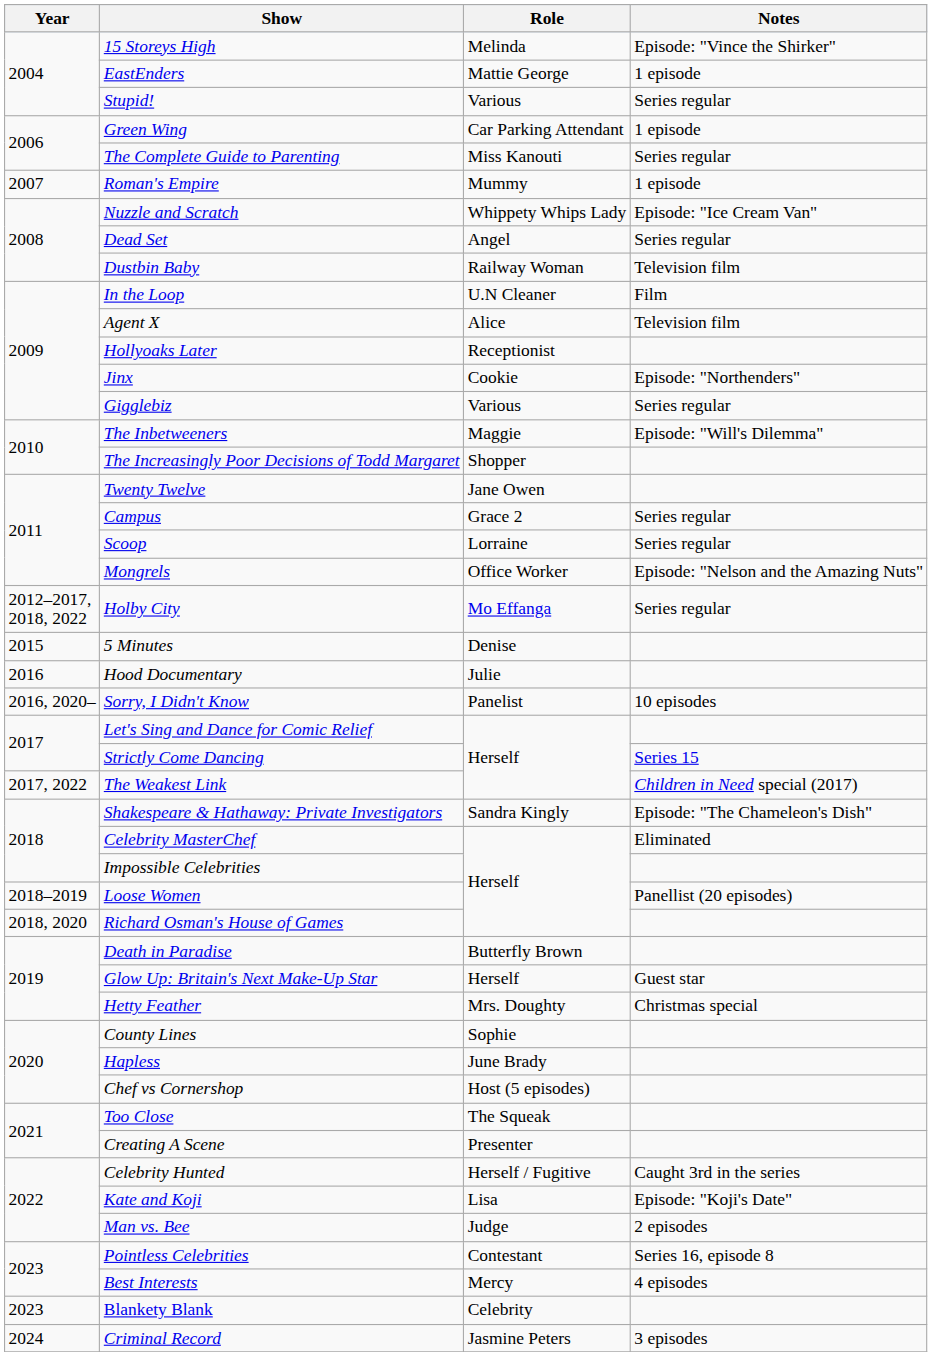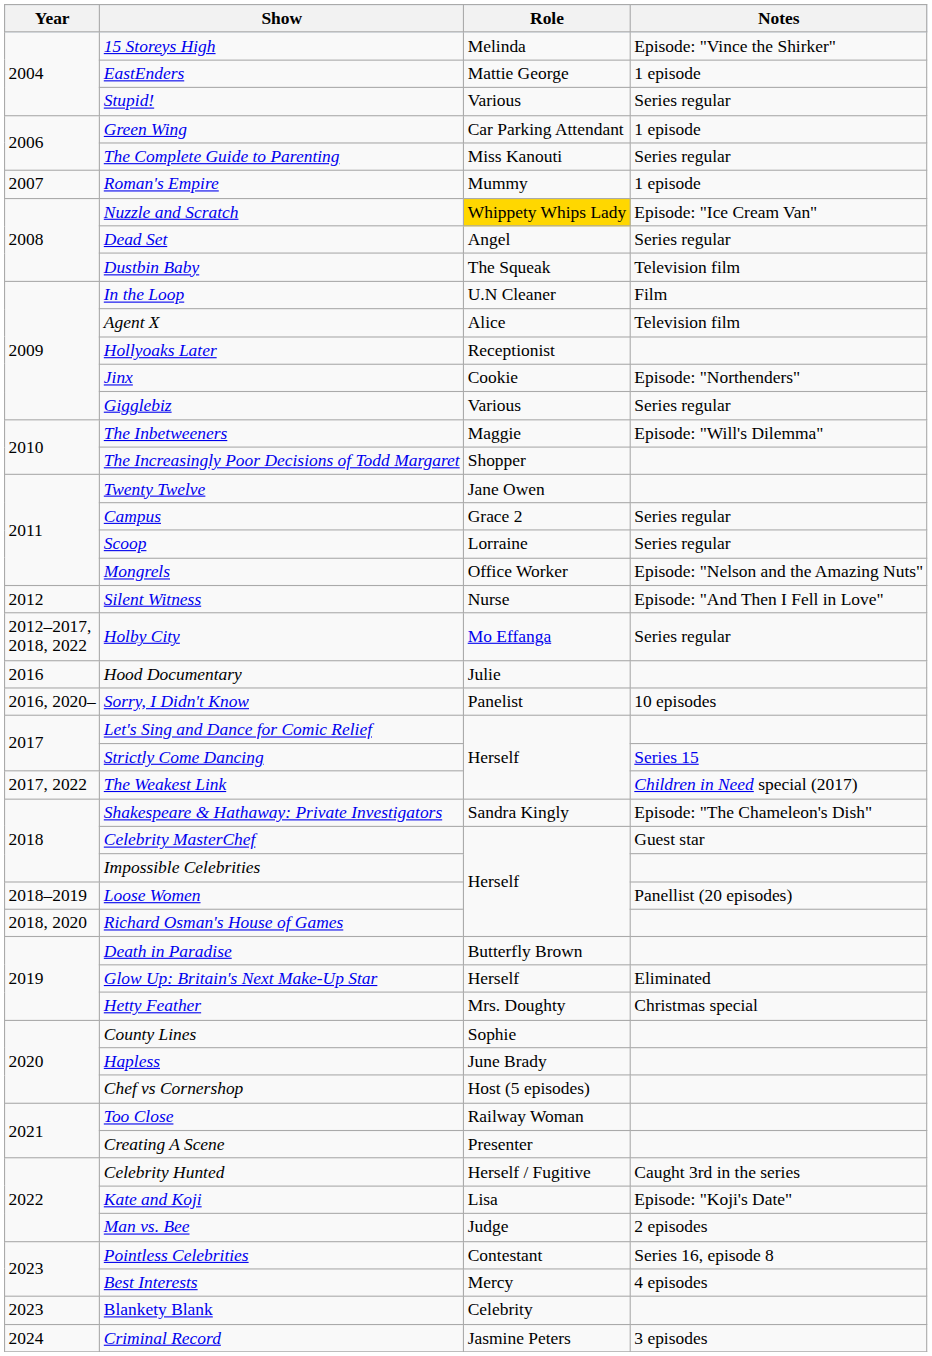(547, 211) no background -> (547, 211) gold background
(526, 267) Railway Woman -> (509, 267) The Squeak
+ row: (152, 599)
- row: (138, 646)
(673, 840) Eliminated -> (669, 840) Guest star
(669, 978) Guest star -> (673, 978) Eliminated
(509, 1116) The Squeak -> (526, 1116) Railway Woman
